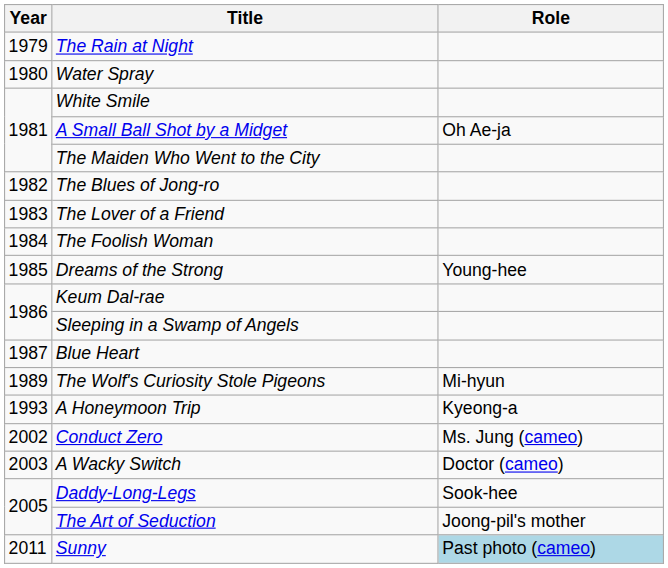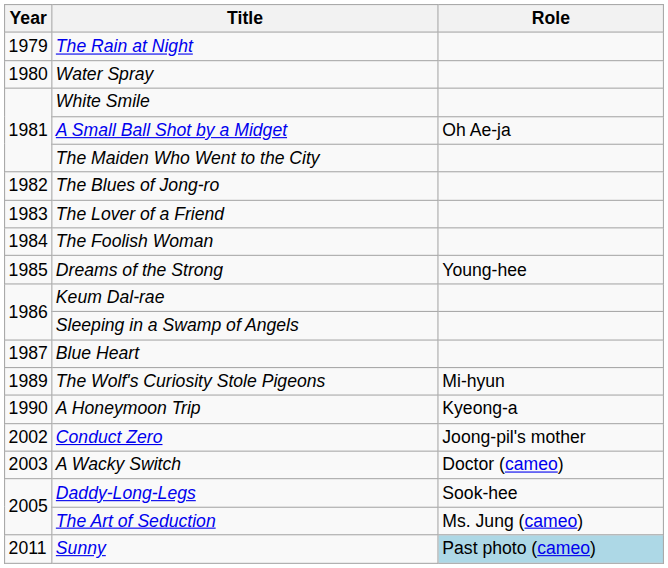(28, 409) 1993 -> (28, 409) 1990
(513, 437) Ms. Jung (cameo) -> (514, 437) Joong-pil's mother
(514, 520) Joong-pil's mother -> (513, 520) Ms. Jung (cameo)
